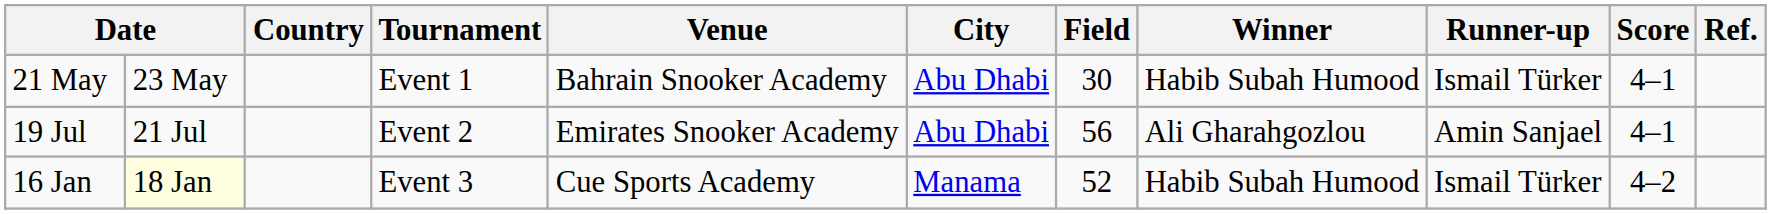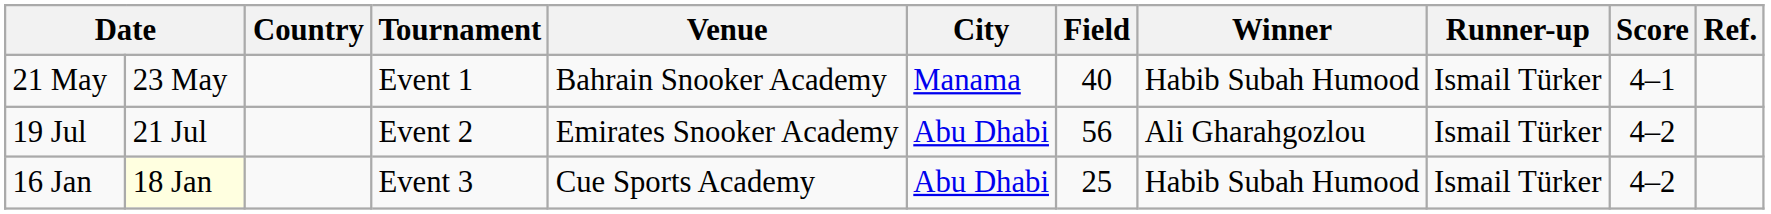(981, 80) Abu Dhabi -> (967, 80) Manama
(1097, 80) 30 -> (1097, 80) 40
(1518, 130) Amin Sanjael -> (1518, 130) Ismail Türker
(1653, 130) 4–1 -> (1652, 130) 4–2
(967, 181) Manama -> (981, 181) Abu Dhabi
(1097, 181) 52 -> (1097, 181) 25
